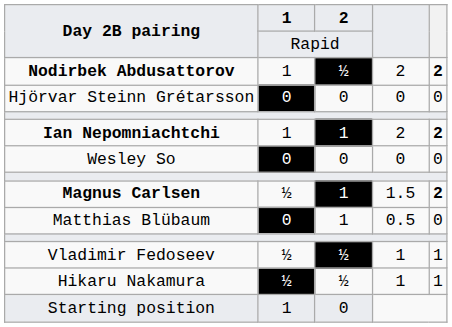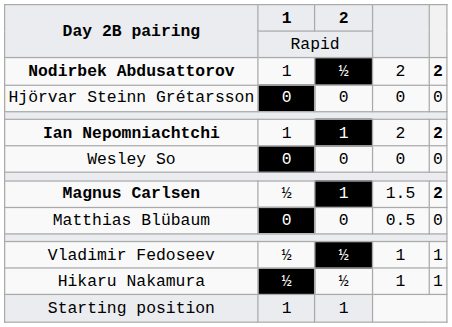(344, 220) 1 -> (344, 220) 0
(344, 308) 0 -> (344, 308) 1
